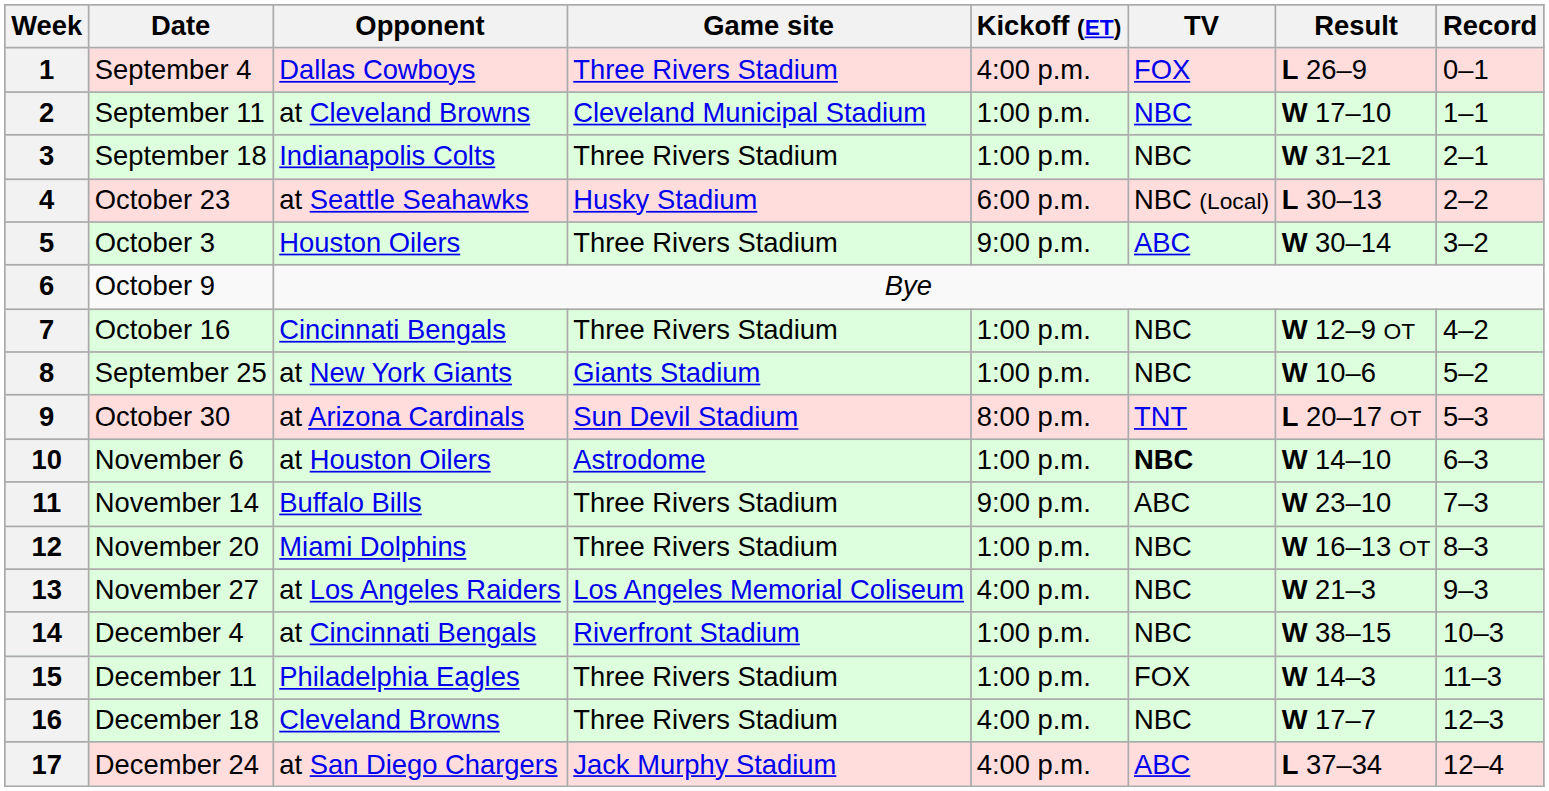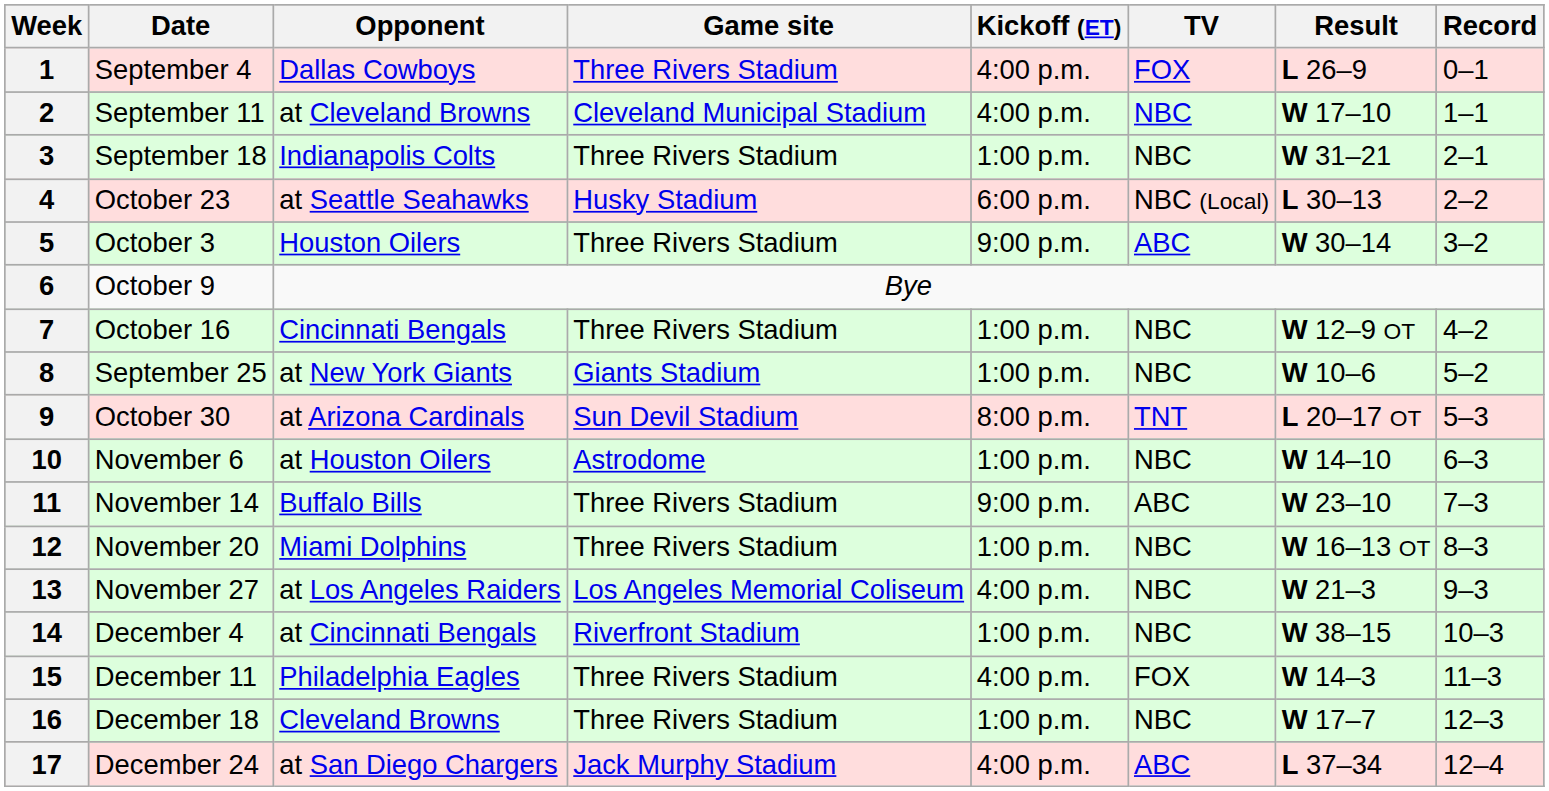(1034, 112) 1:00 p.m. -> (1034, 112) 4:00 p.m.
(1164, 460) bold -> (1163, 460) normal
(1034, 677) 1:00 p.m. -> (1034, 677) 4:00 p.m.
(1034, 720) 4:00 p.m. -> (1034, 720) 1:00 p.m.
